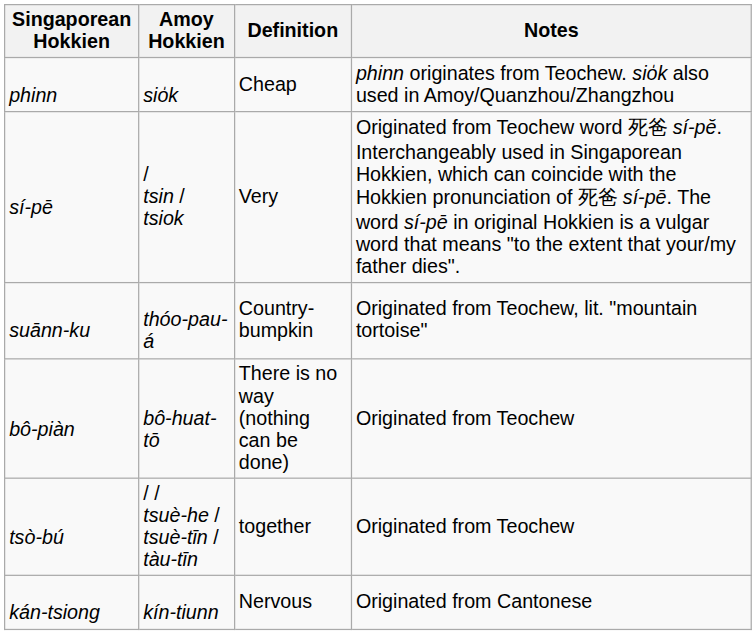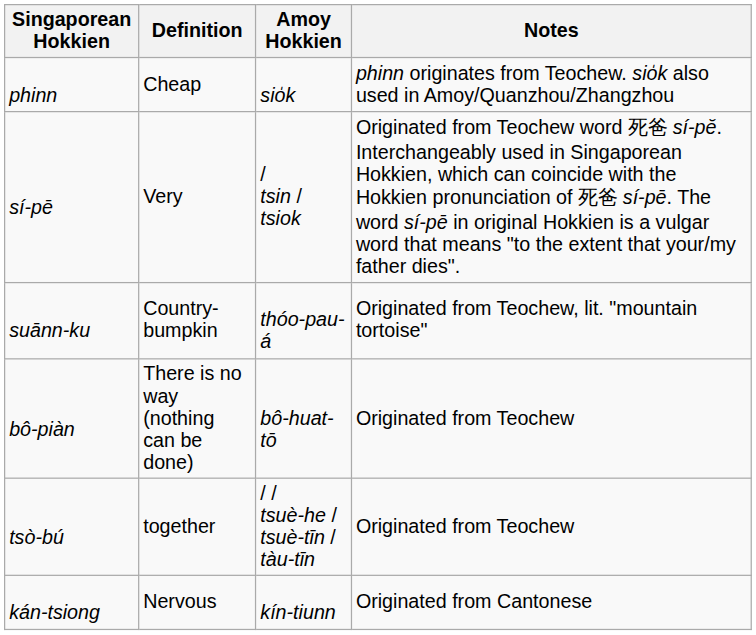columns swapped: (293, 31) <-> (186, 31)
